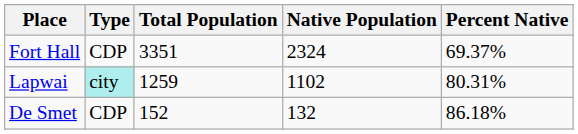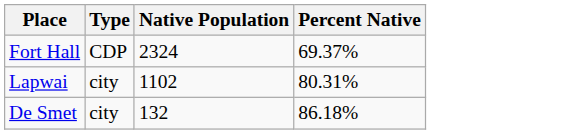- column: (208, 19)
(104, 81) paleturquoise background -> (104, 81) no background
(108, 112) CDP -> (104, 112) city
